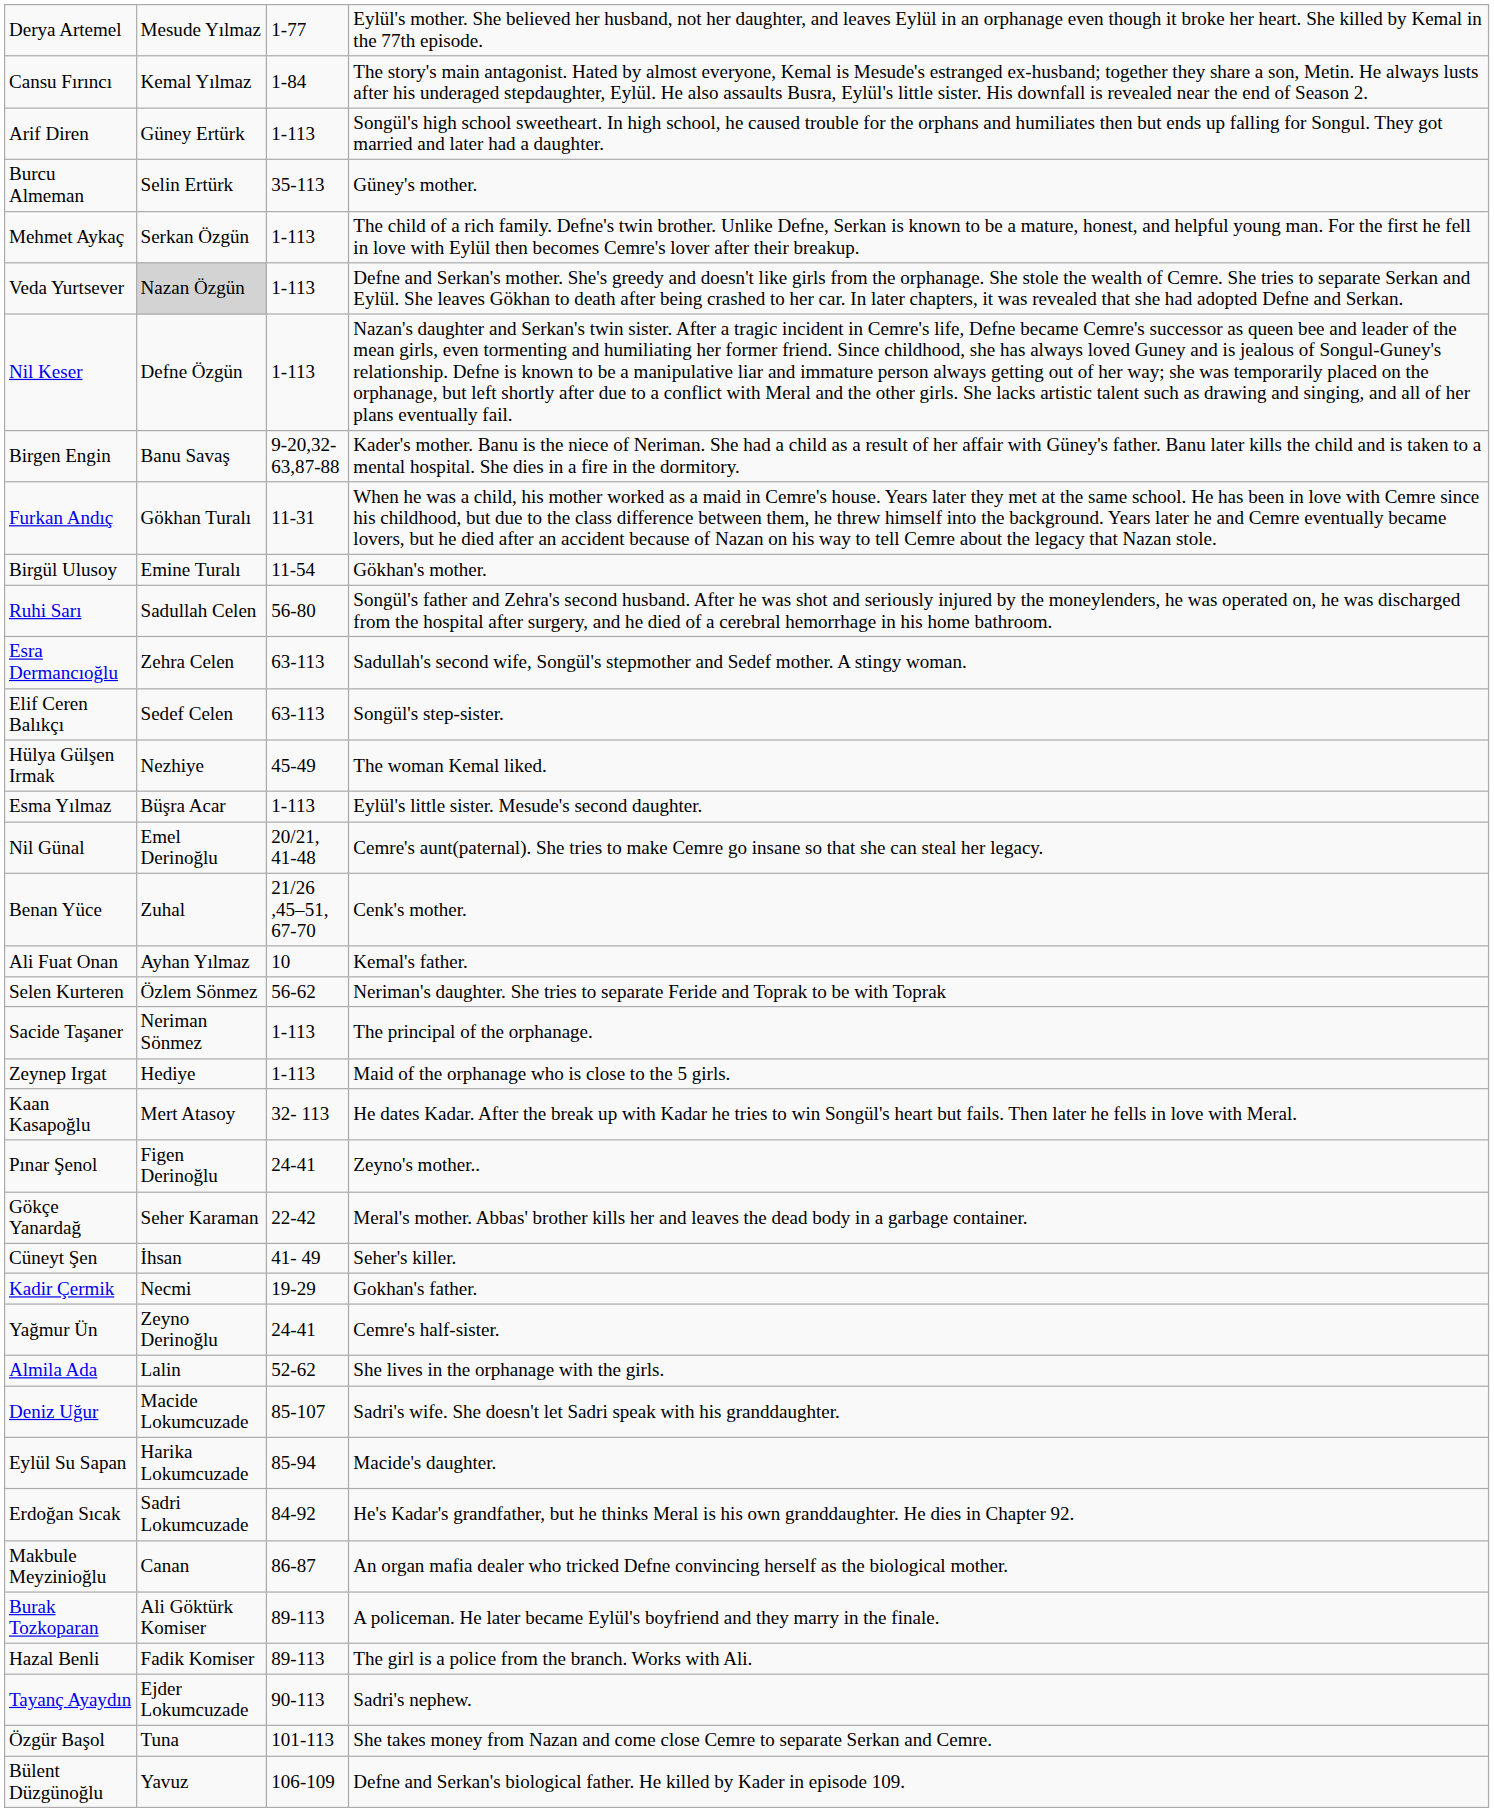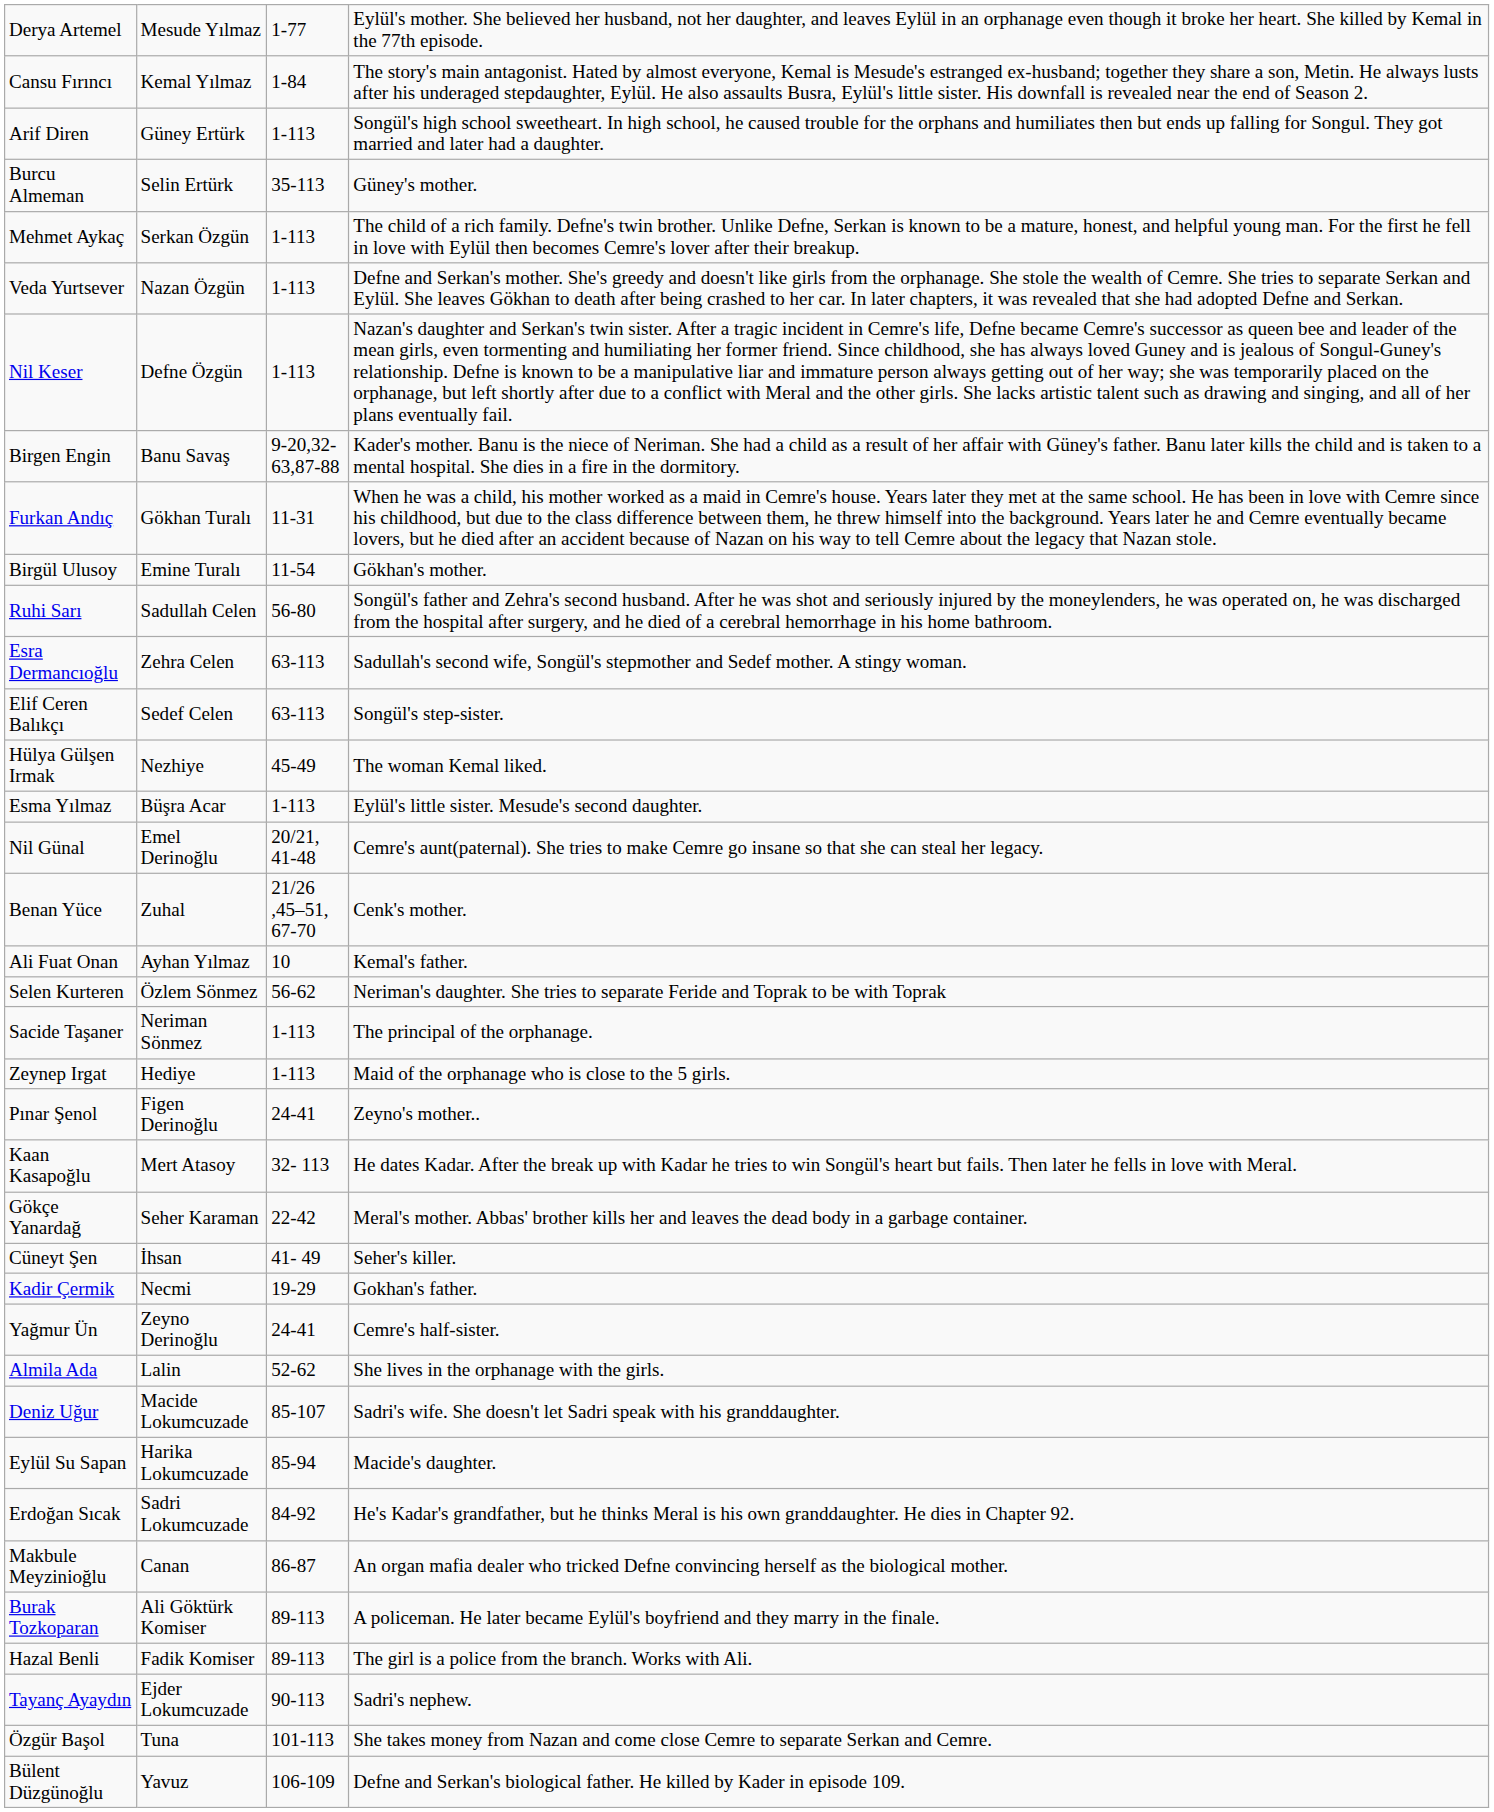(193, 288) lightgrey background -> (193, 288) no background
rows swapped: (53, 1165) <-> (50, 1114)
